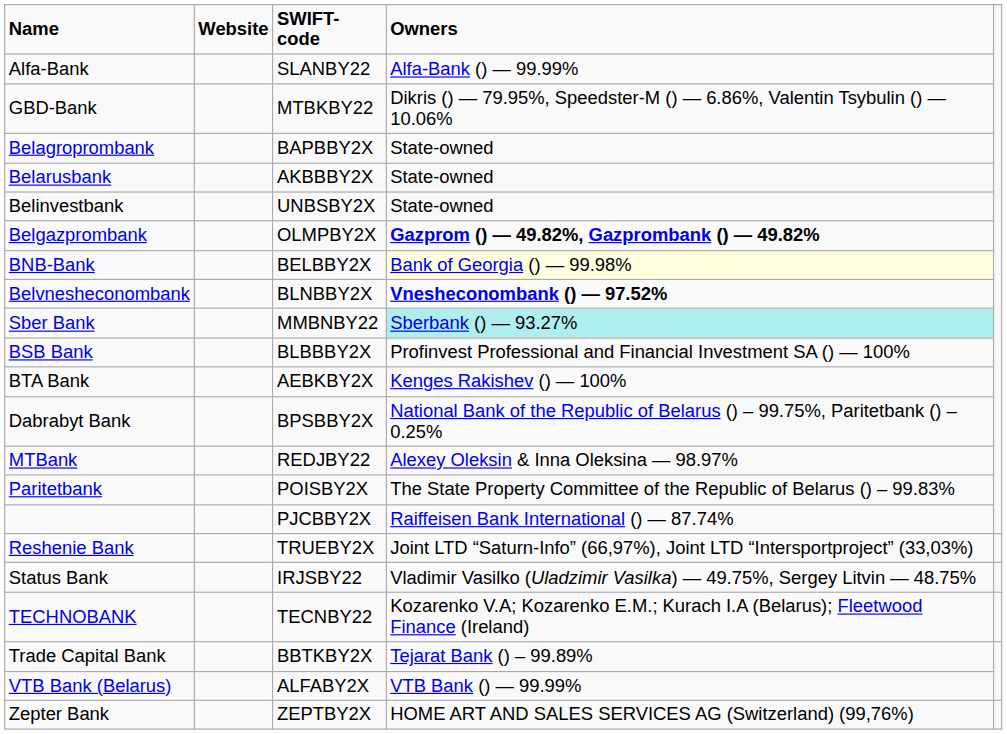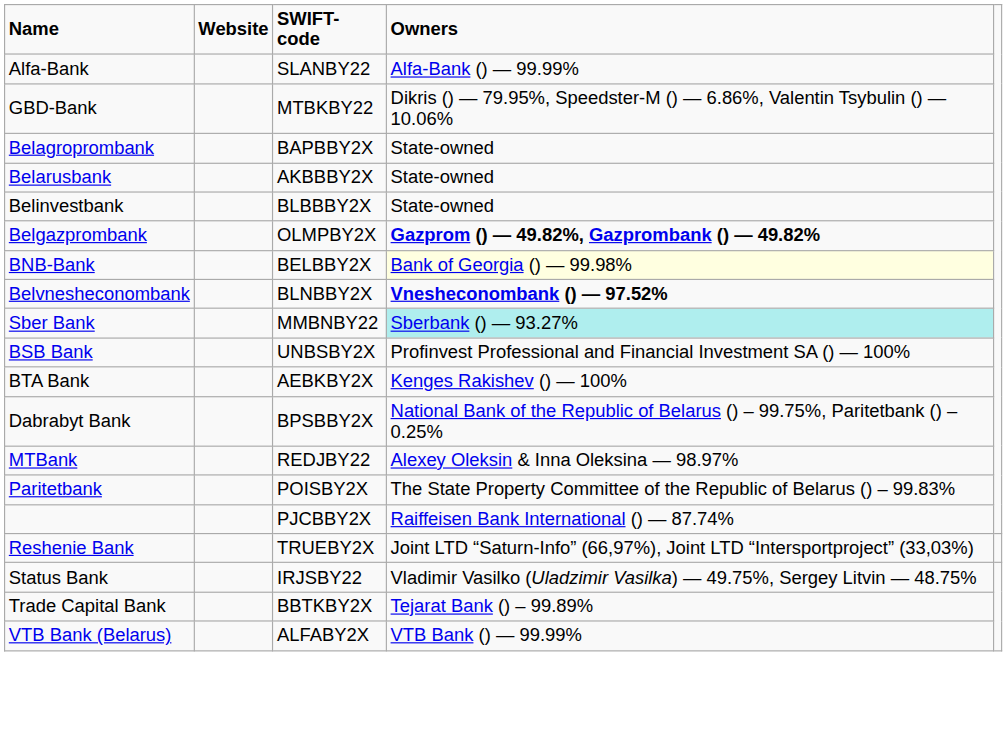(326, 206) UNBSBY2X -> (324, 206) BLBBBY2X
(324, 352) BLBBBY2X -> (326, 352) UNBSBY2X
- row: (73, 616)
- row: (59, 714)
